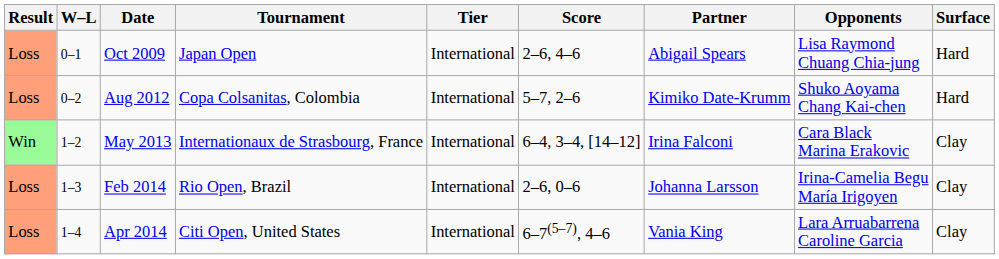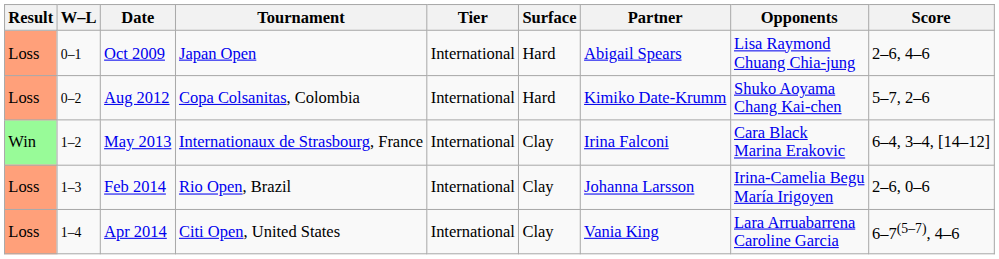columns swapped: (963, 17) <-> (581, 17)
